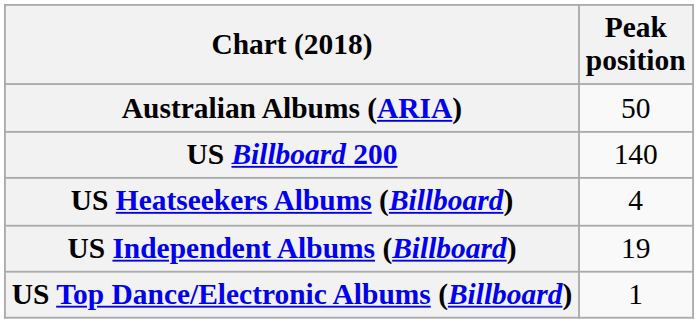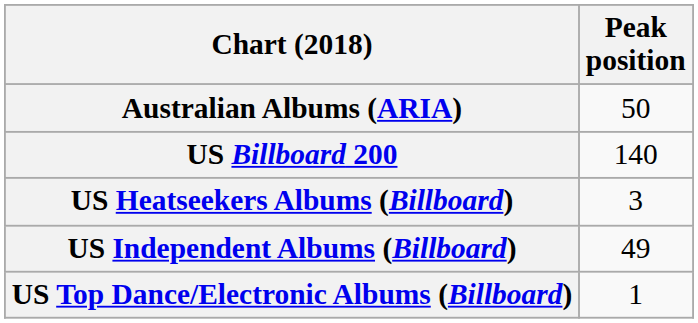(636, 201) 4 -> (636, 201) 3
(636, 247) 19 -> (636, 247) 49
